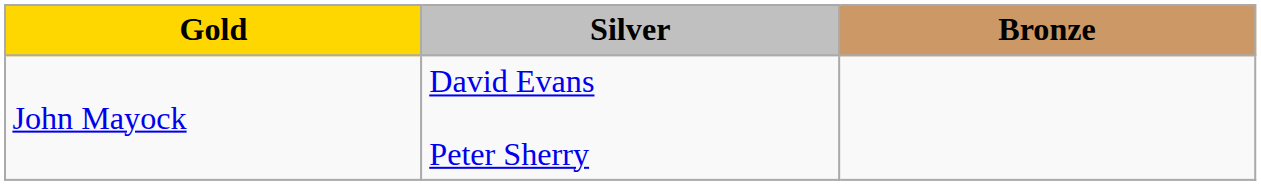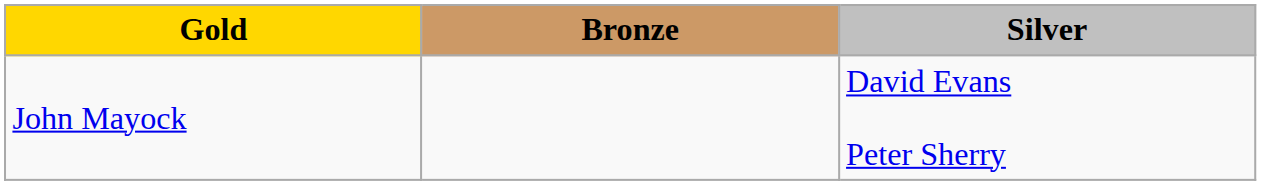columns swapped: (630, 30) <-> (1047, 30)
